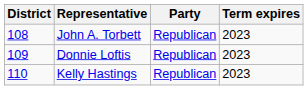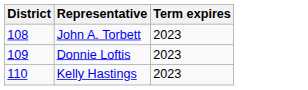- column: (185, 14)
